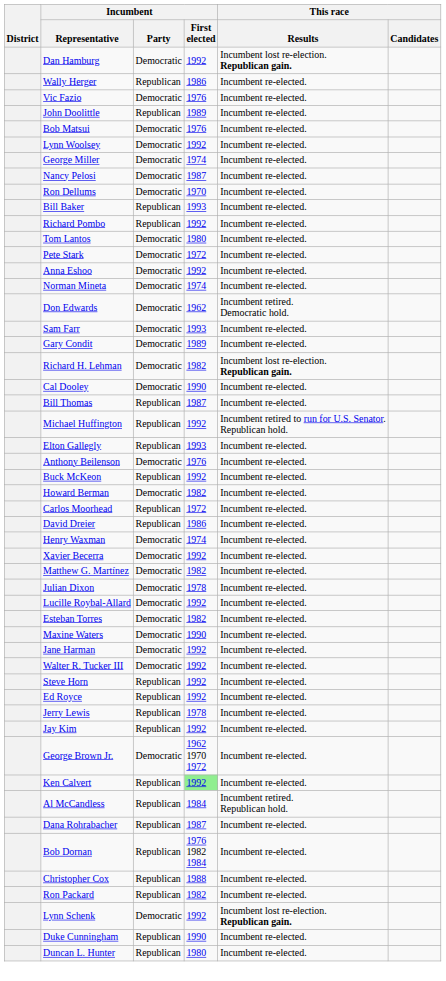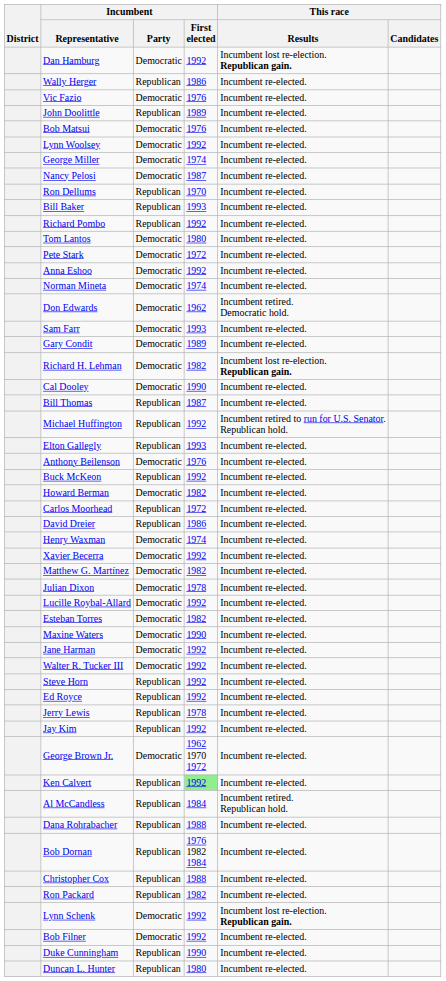(159, 192) Democratic -> (158, 192) Republican
(196, 825) 1987 -> (196, 825) 1988
+ row: (64, 937)
